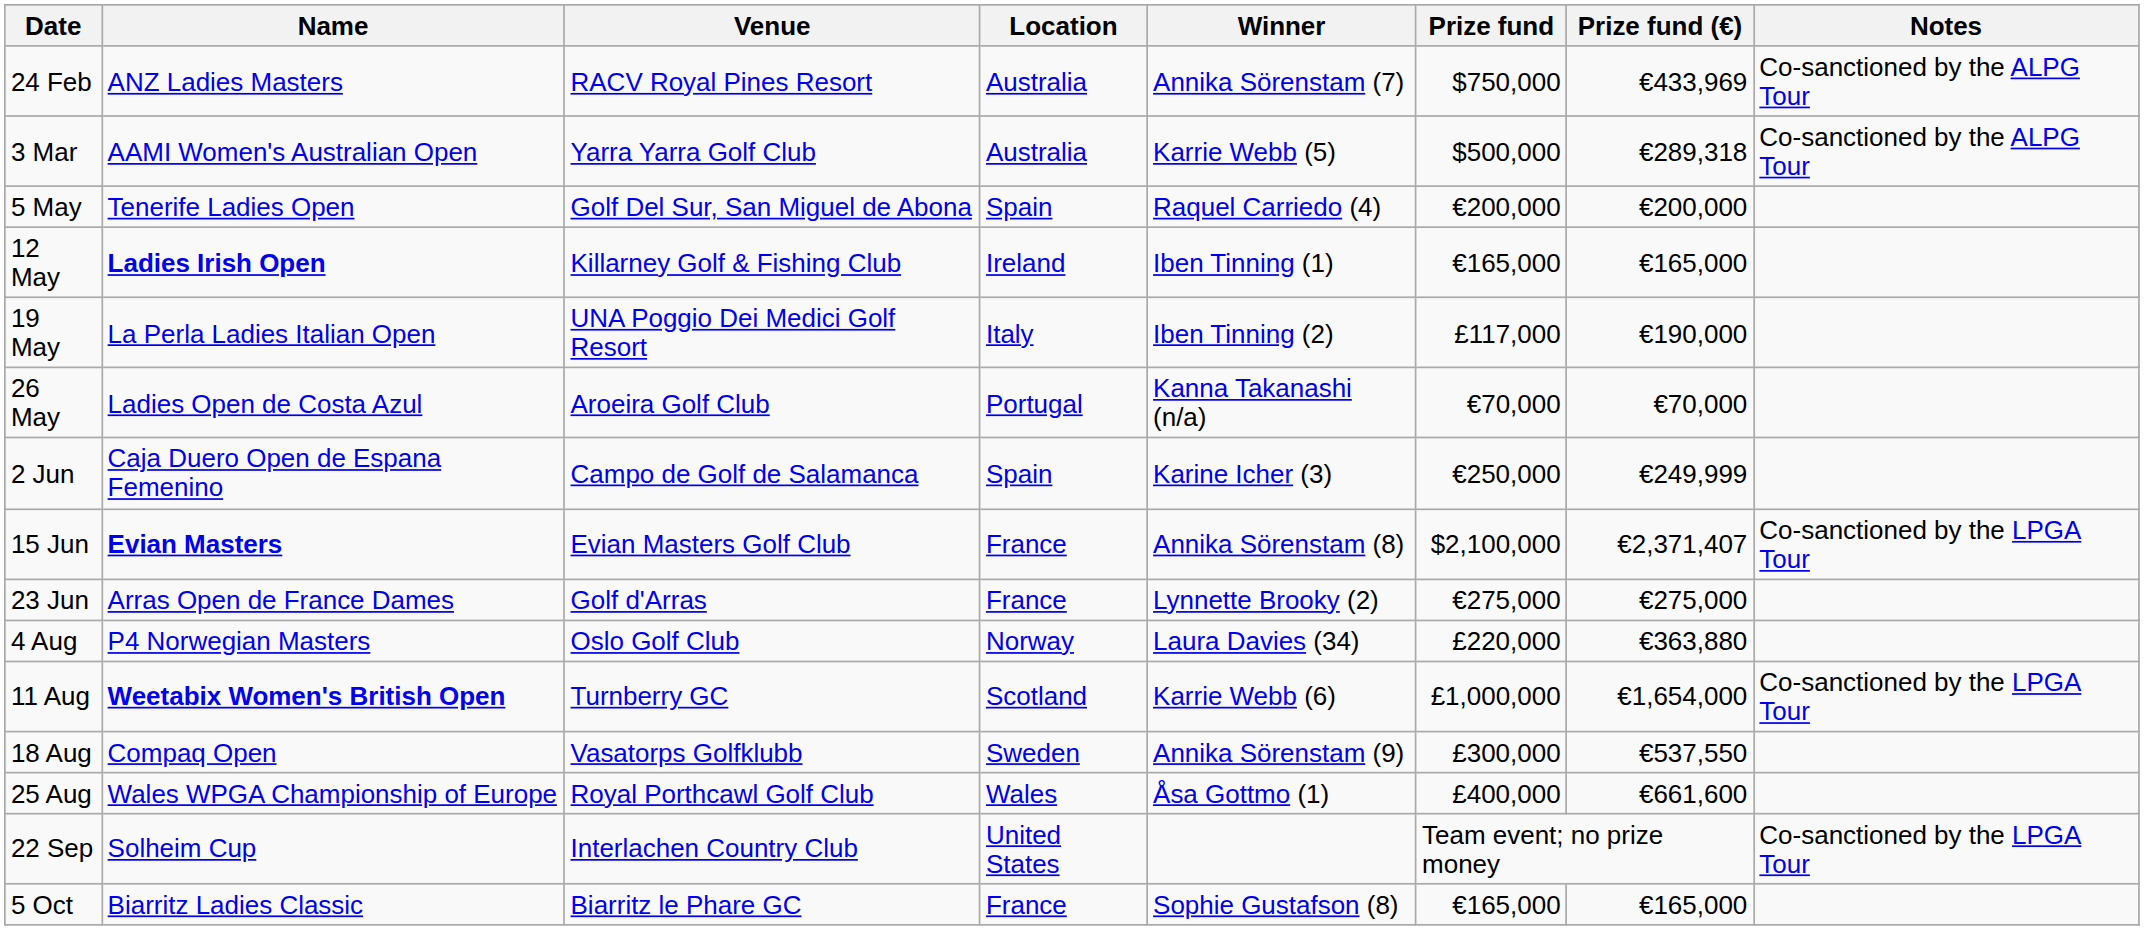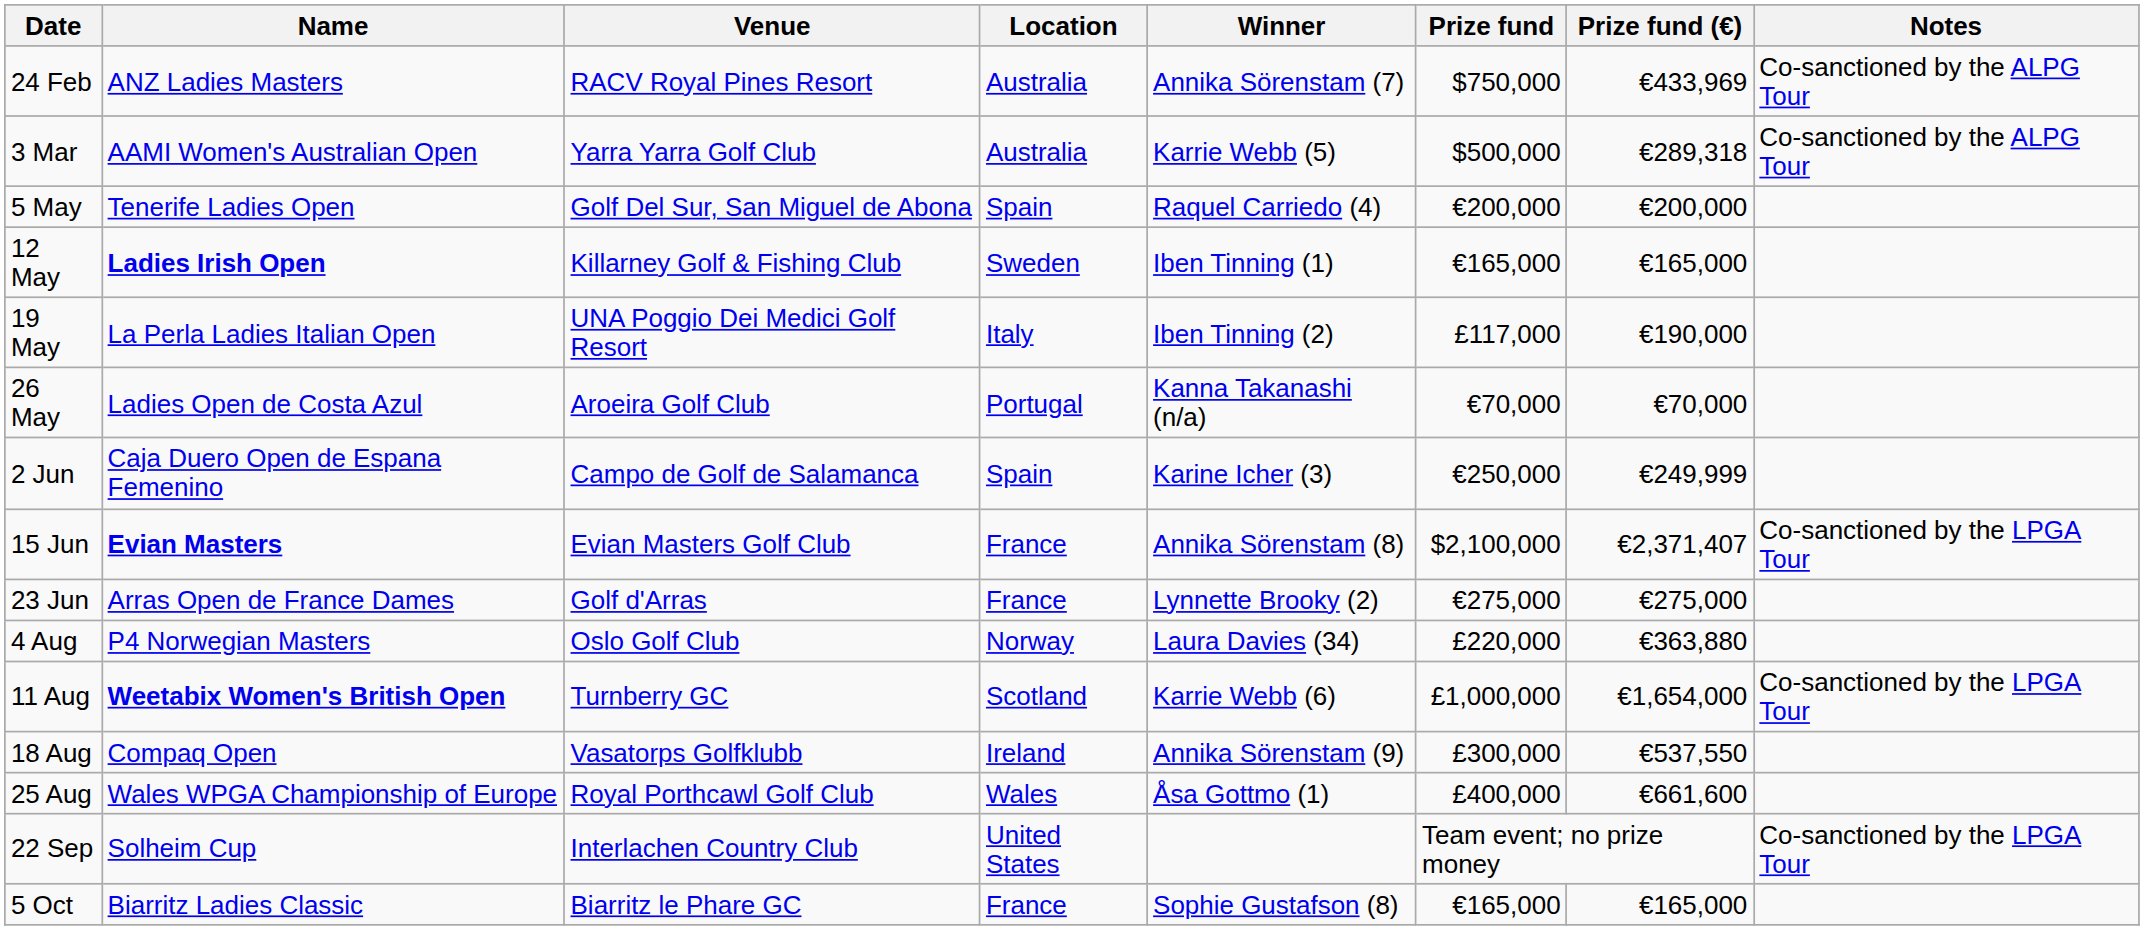(1026, 263) Ireland -> (1033, 263) Sweden
(1033, 752) Sweden -> (1026, 752) Ireland
